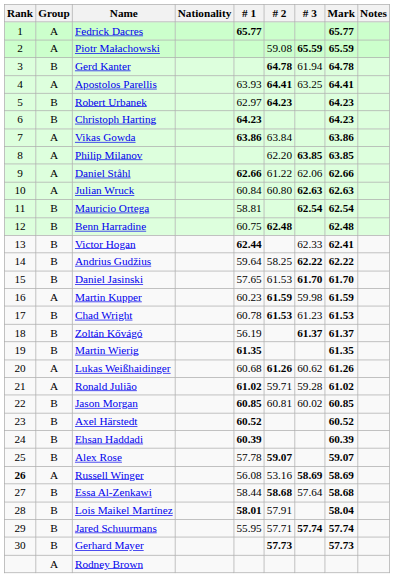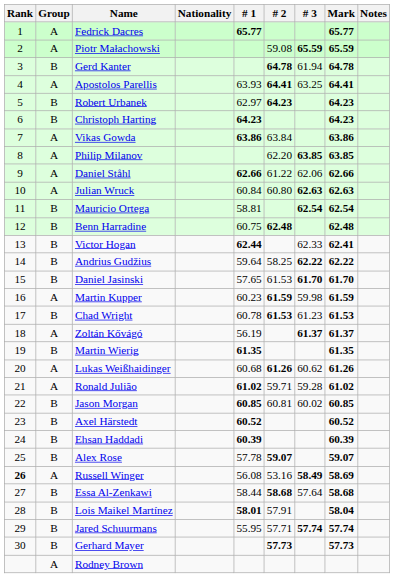(54, 333) B -> (54, 333) A
(310, 475) 58.69 -> (310, 475) 58.49
